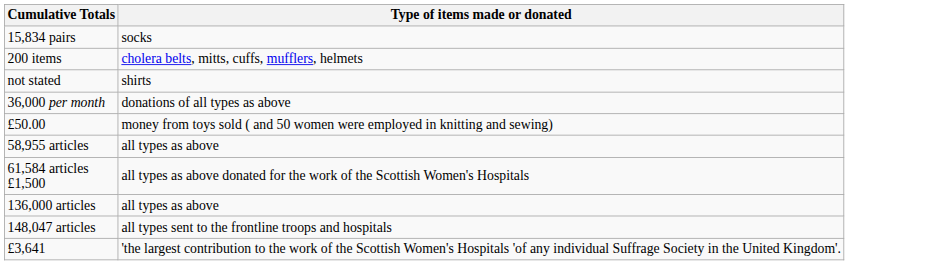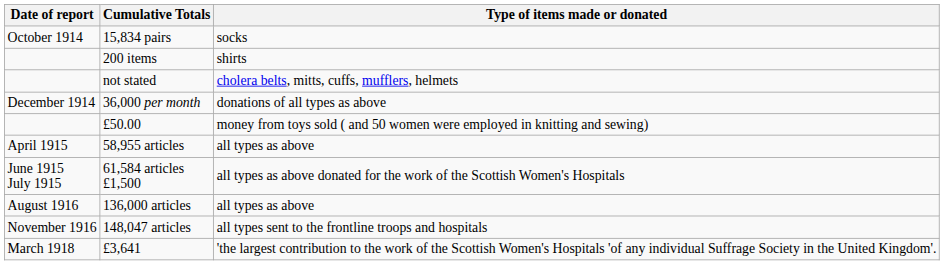+ column: (52, 15)
(242, 59) cholera belts, mitts, cuffs, mufflers, helmets -> (232, 59) shirts
(136, 80) shirts -> (337, 80) cholera belts, mitts, cuffs, mufflers, helmets
